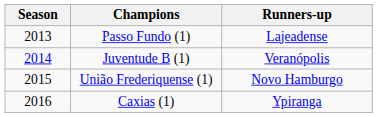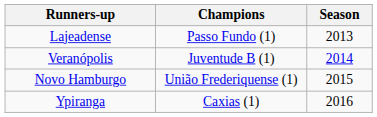columns swapped: (38, 15) <-> (297, 15)
